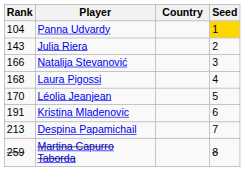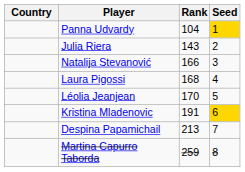columns swapped: (183, 12) <-> (20, 12)
(215, 113) no background -> (215, 113) gold background
